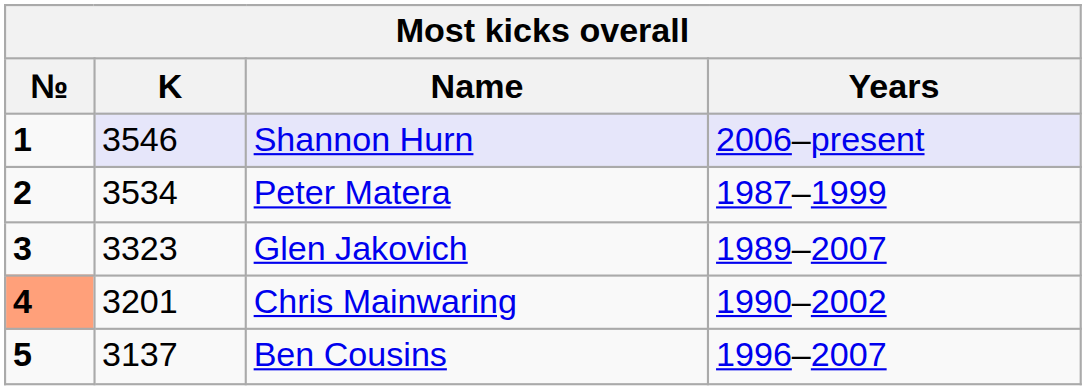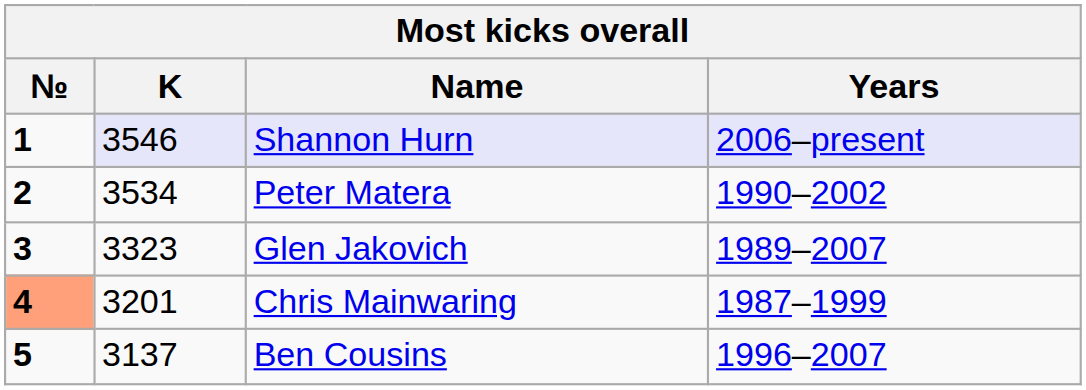(801, 193) 1987–1999 -> (801, 193) 1990–2002
(801, 301) 1990–2002 -> (801, 301) 1987–1999
